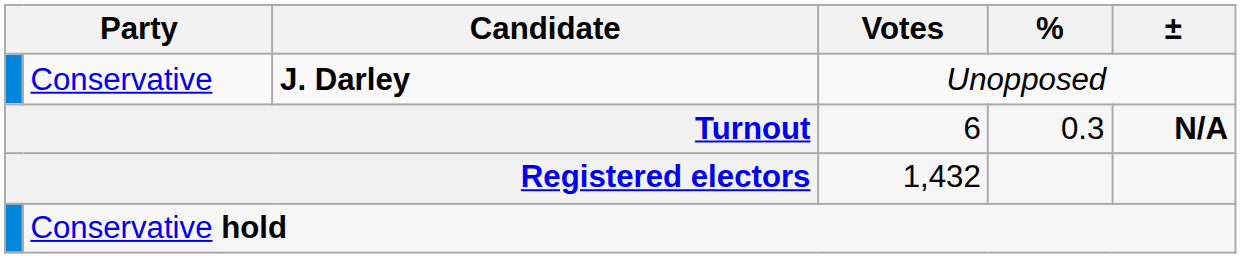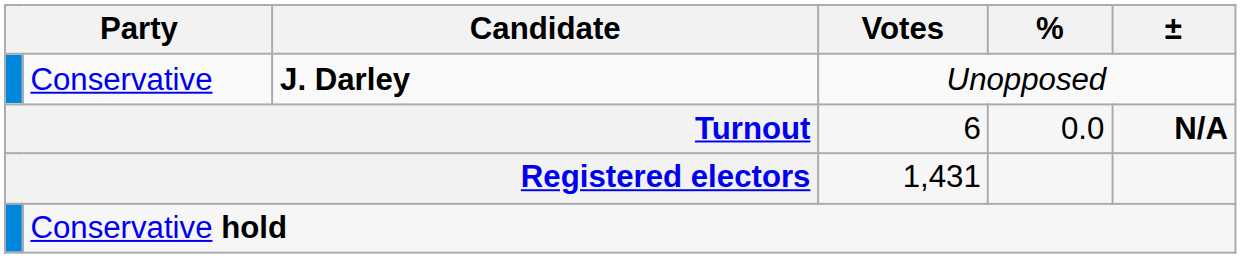(1083, 128) 0.3 -> (1083, 128) 0.0
(942, 177) 1,432 -> (942, 177) 1,431
